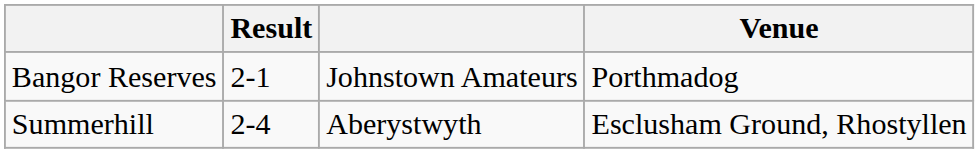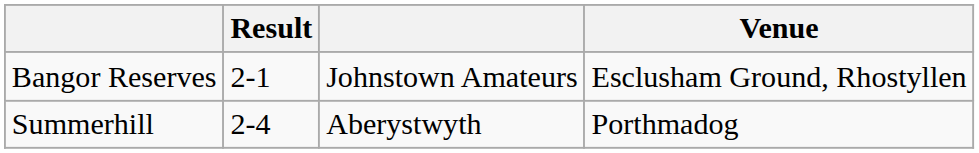(665, 76) Porthmadog -> (779, 76) Esclusham Ground, Rhostyllen
(779, 123) Esclusham Ground, Rhostyllen -> (665, 123) Porthmadog
